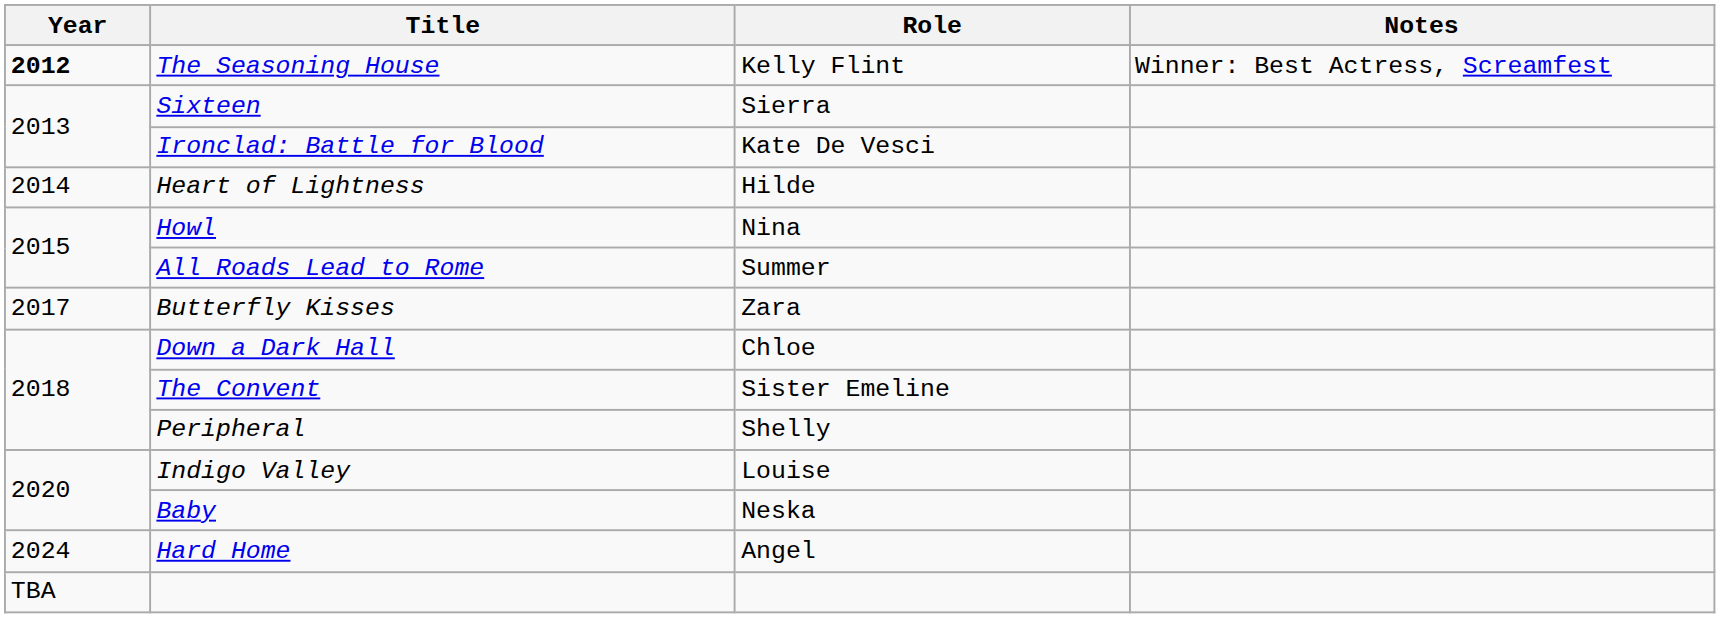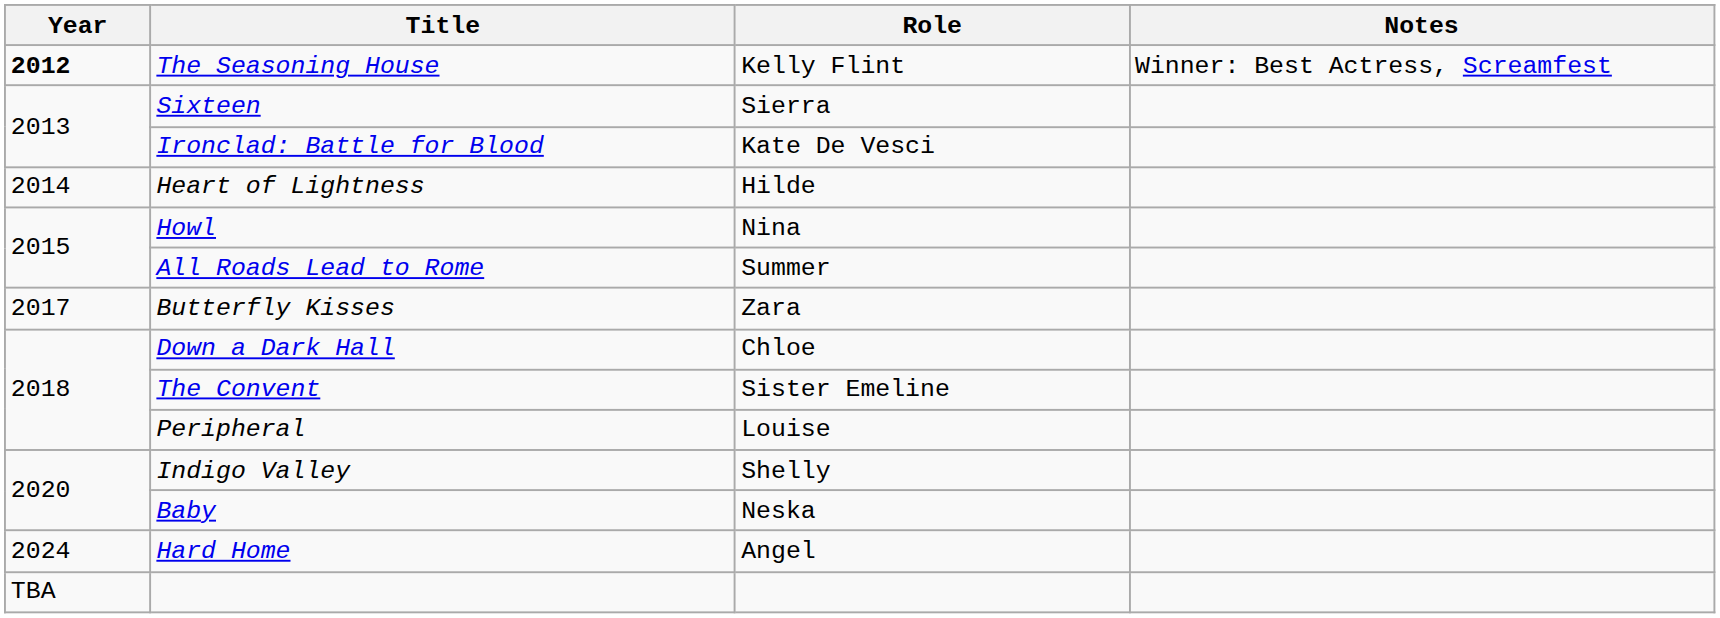(786, 430) Shelly -> (786, 430) Louise
(786, 470) Louise -> (786, 470) Shelly
